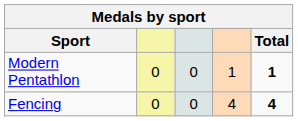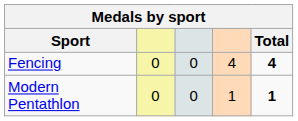rows swapped: (35, 104) <-> (44, 72)
